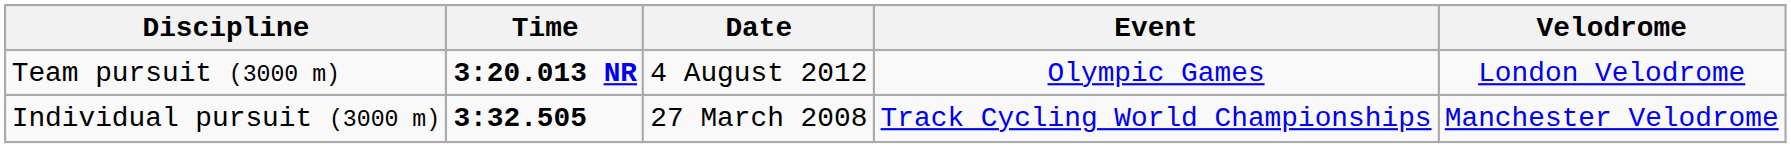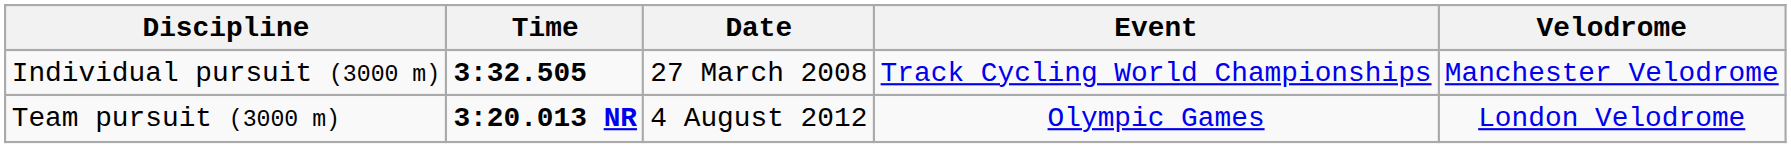rows swapped: (226, 118) <-> (176, 73)
